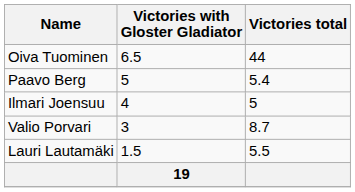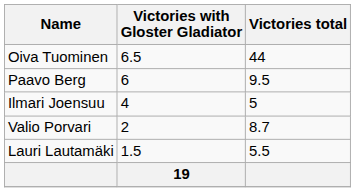(125, 80) 5 -> (125, 80) 6
(259, 80) 5.4 -> (259, 80) 9.5
(125, 127) 3 -> (125, 127) 2
